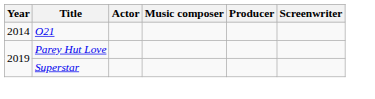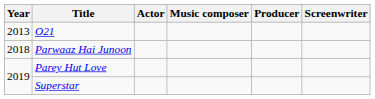(18, 31) 2014 -> (18, 31) 2013
+ row: (83, 49)
